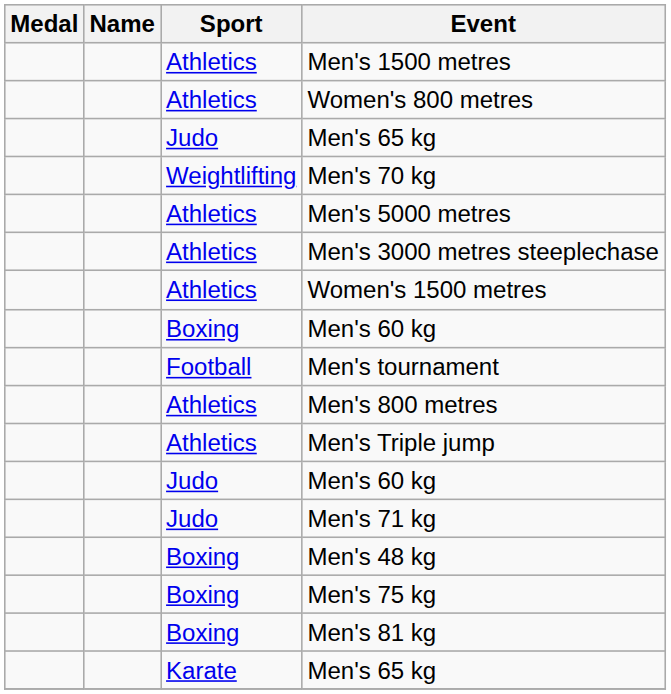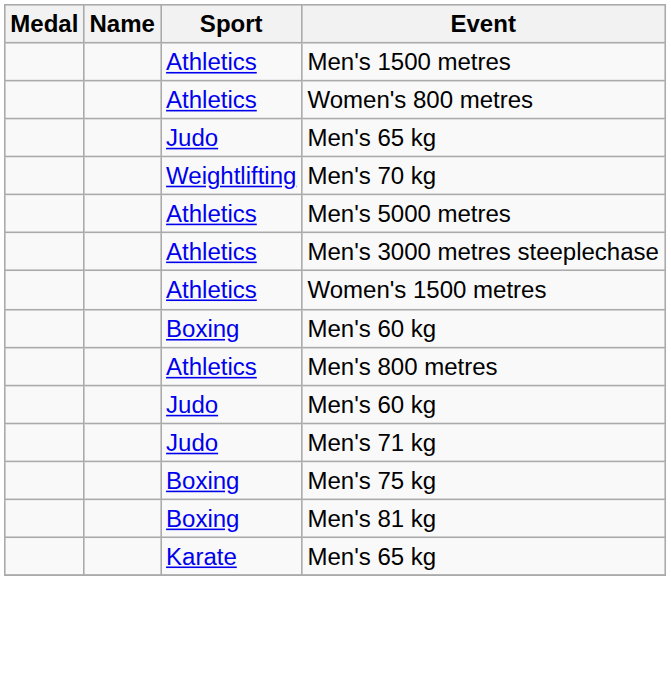- row: (209, 366)
- row: (211, 442)
- row: (203, 556)
